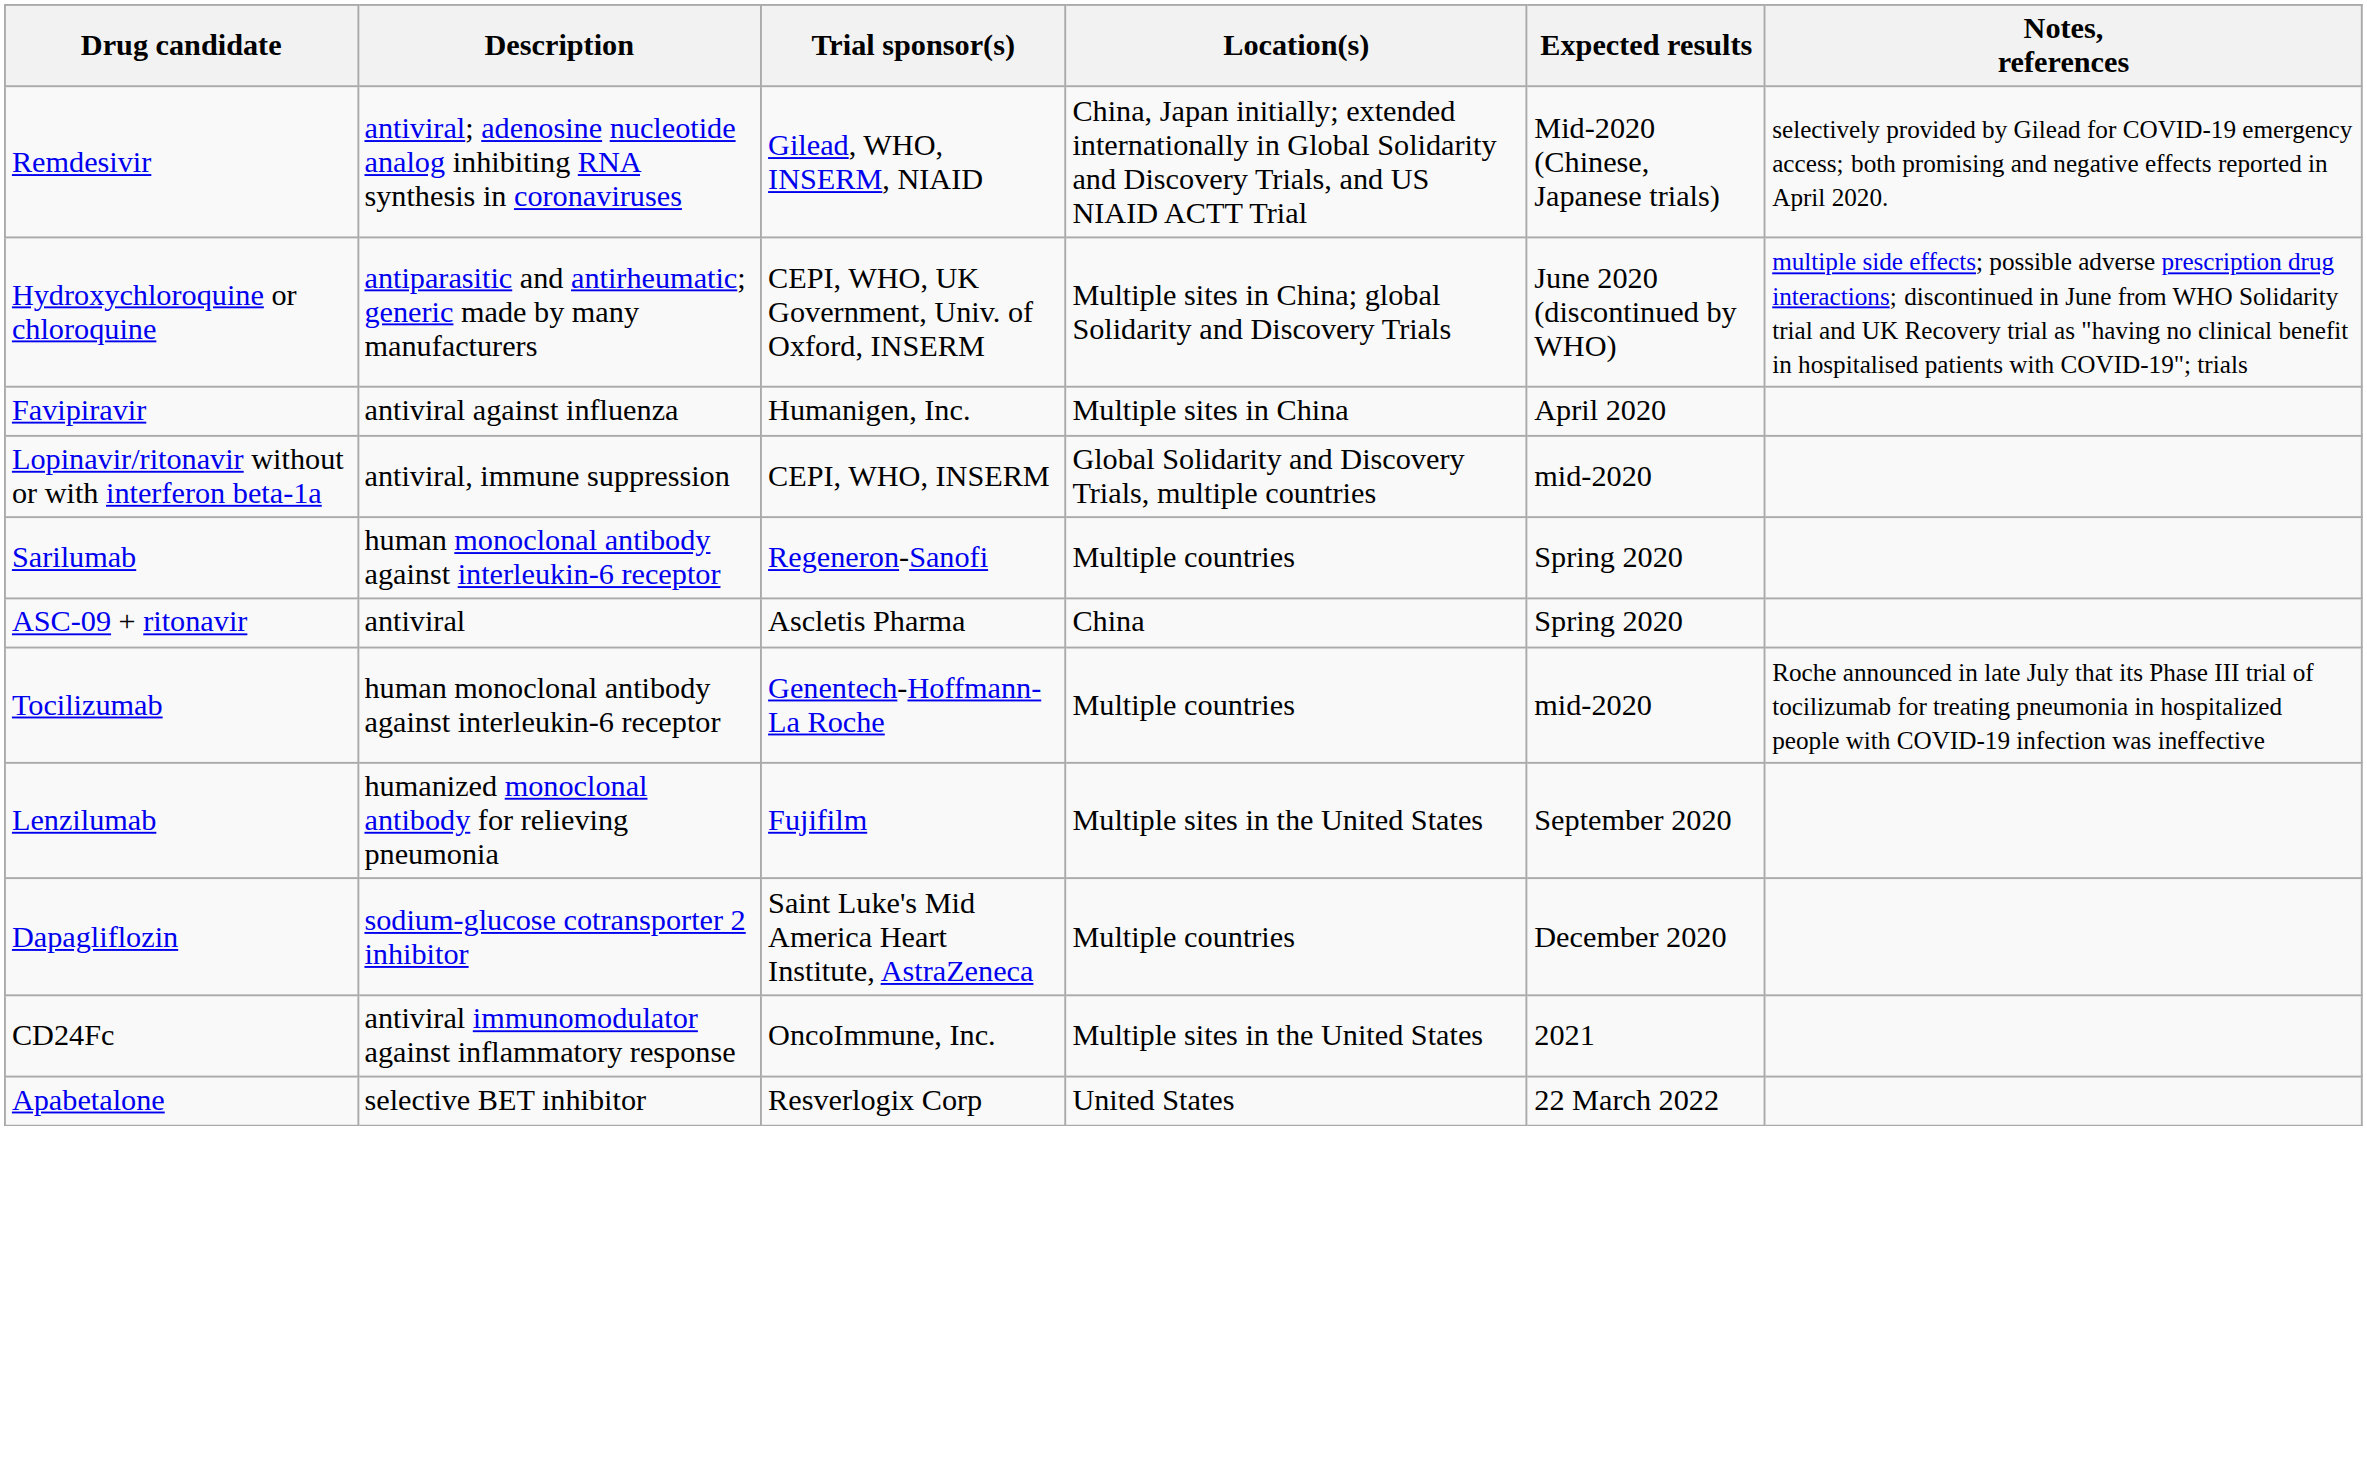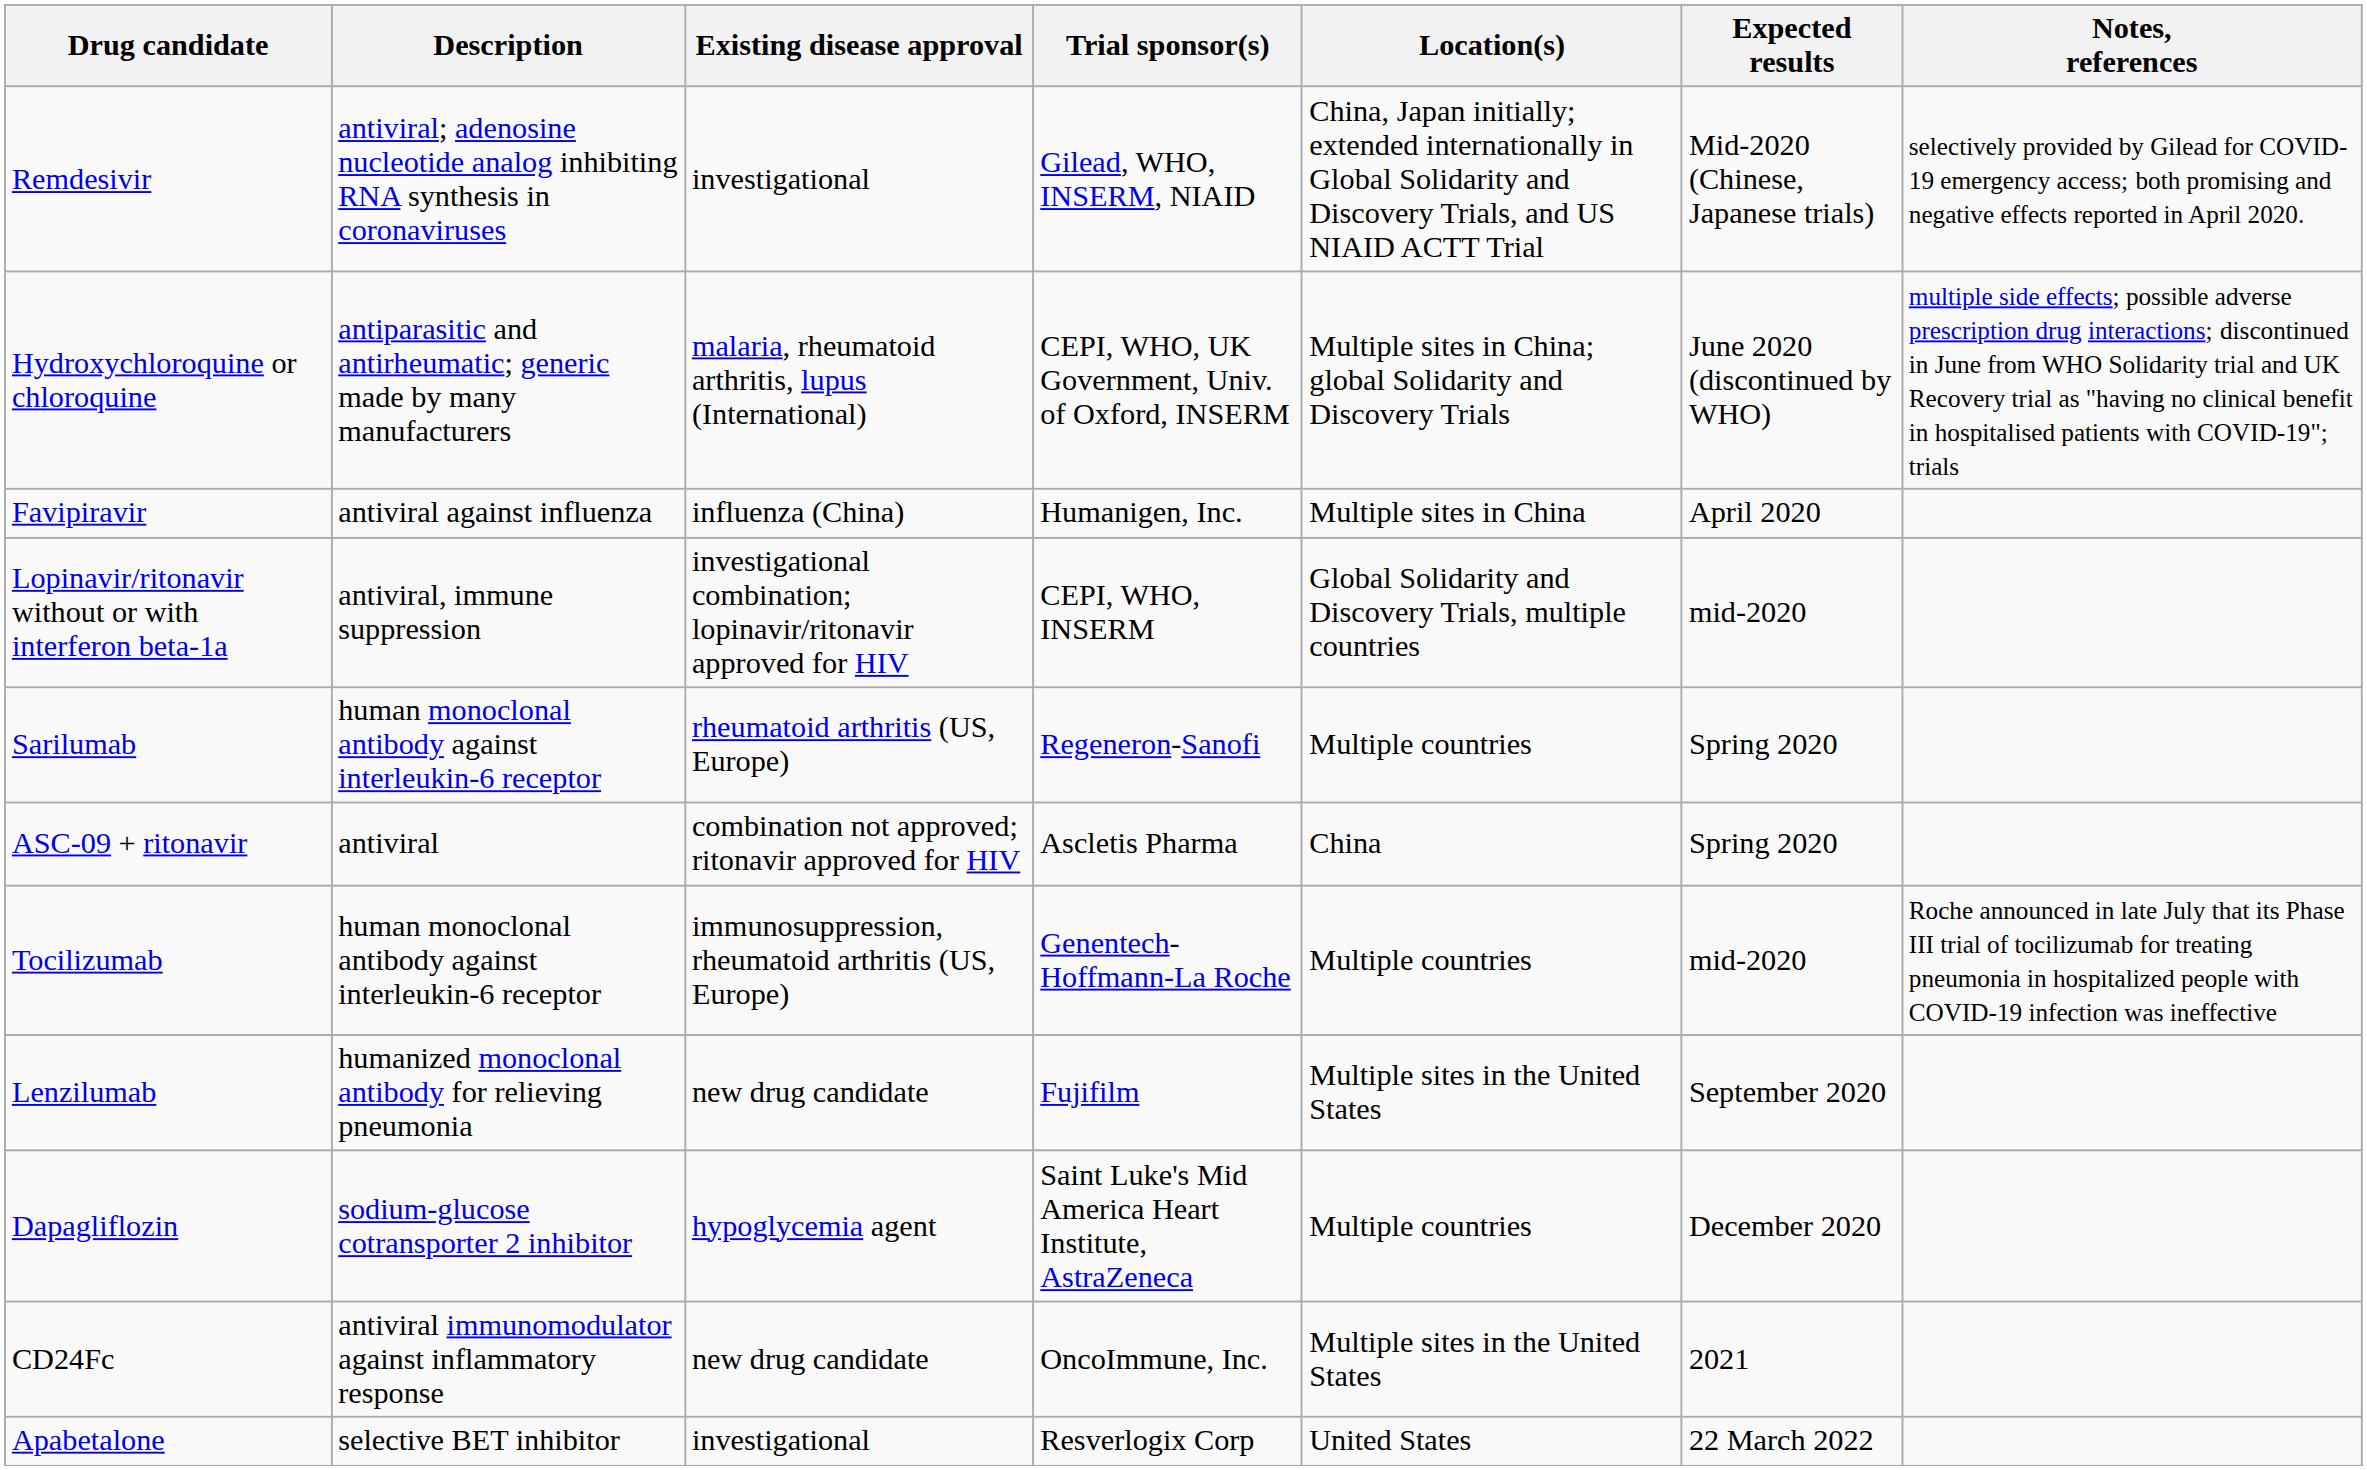+ column: (859, 45)
